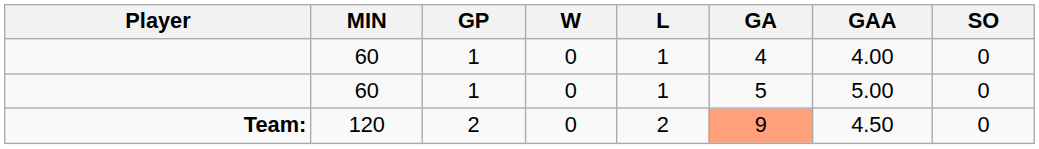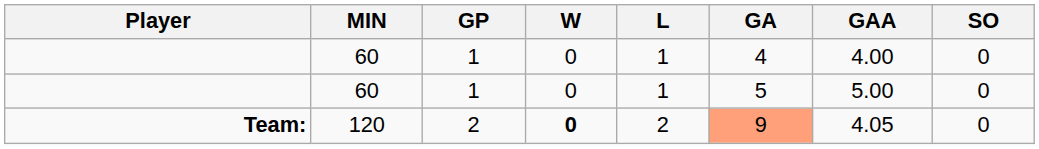(571, 125) normal -> (571, 125) bold
(872, 125) 4.50 -> (872, 125) 4.05
